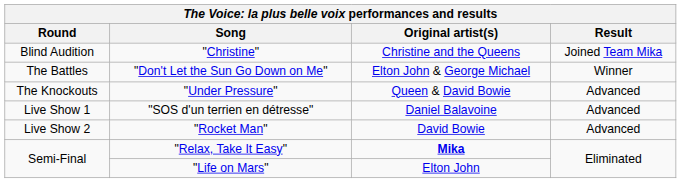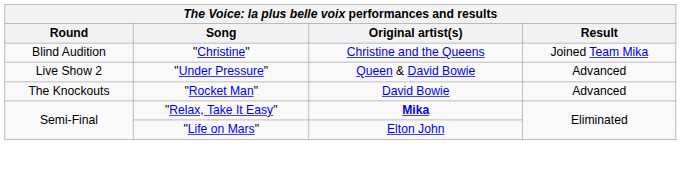- row: (231, 71)
(57, 91) The Knockouts -> (69, 71) Live Show 2
- row: (231, 110)
(57, 129) Live Show 2 -> (69, 91) The Knockouts
